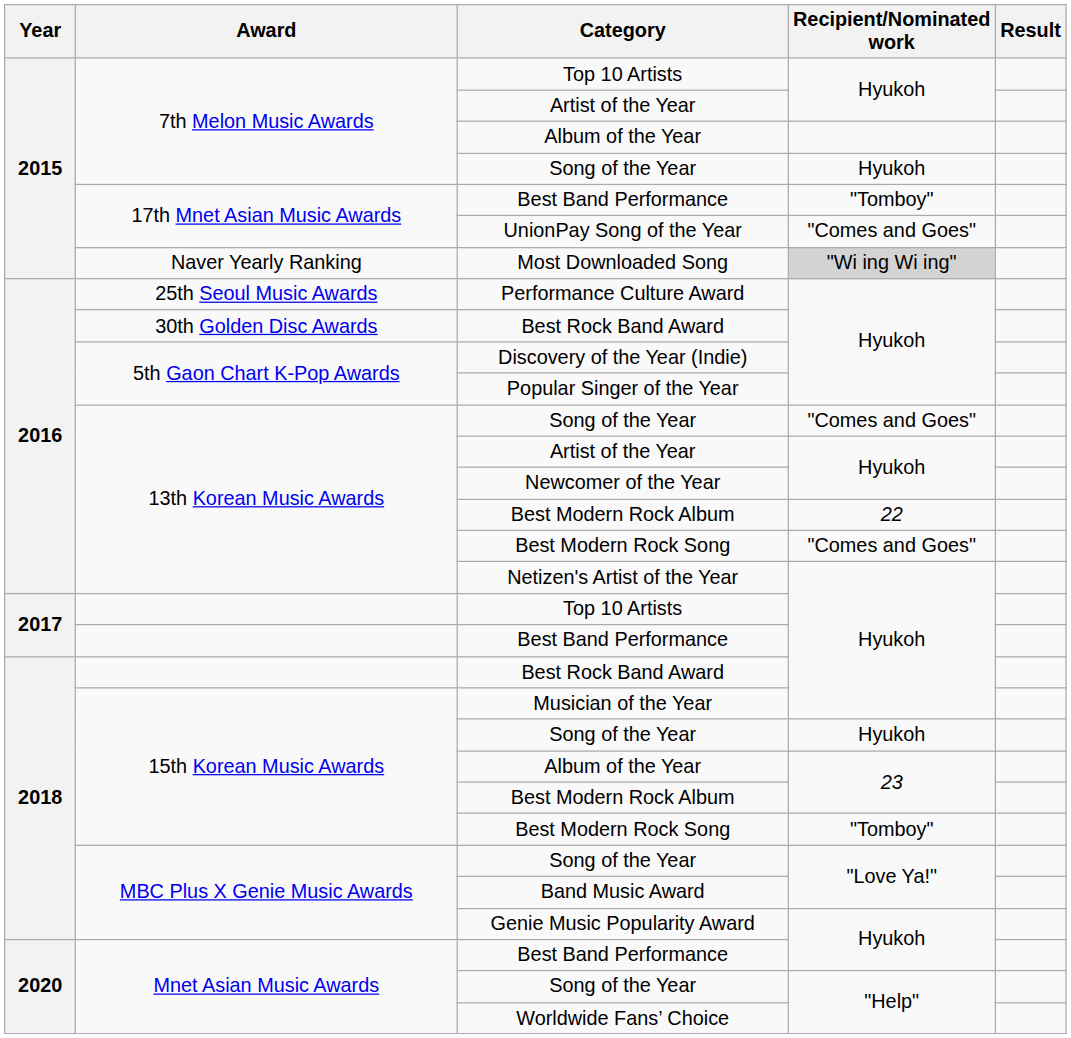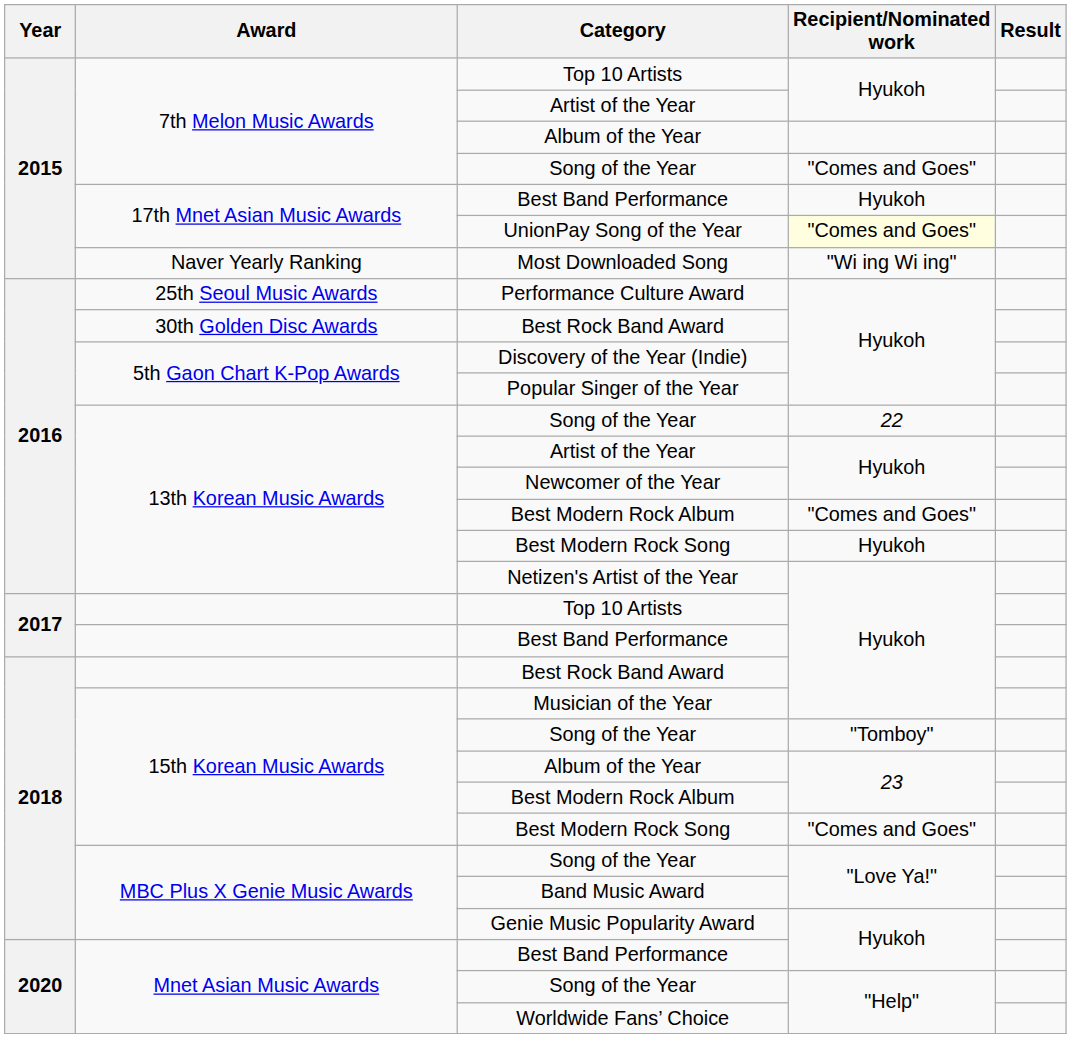(892, 168) Hyukoh -> (892, 168) "Comes and Goes"
(892, 199) "Tomboy" -> (892, 199) Hyukoh
(892, 231) no background -> (892, 231) lightyellow background
(892, 262) lightgrey background -> (892, 262) no background
(892, 420) "Comes and Goes" -> (892, 420) 22
(892, 514) 22 -> (892, 514) "Comes and Goes"
(892, 545) "Comes and Goes" -> (892, 545) Hyukoh
(892, 734) Hyukoh -> (892, 734) "Tomboy"
(892, 829) "Tomboy" -> (892, 829) "Comes and Goes"
